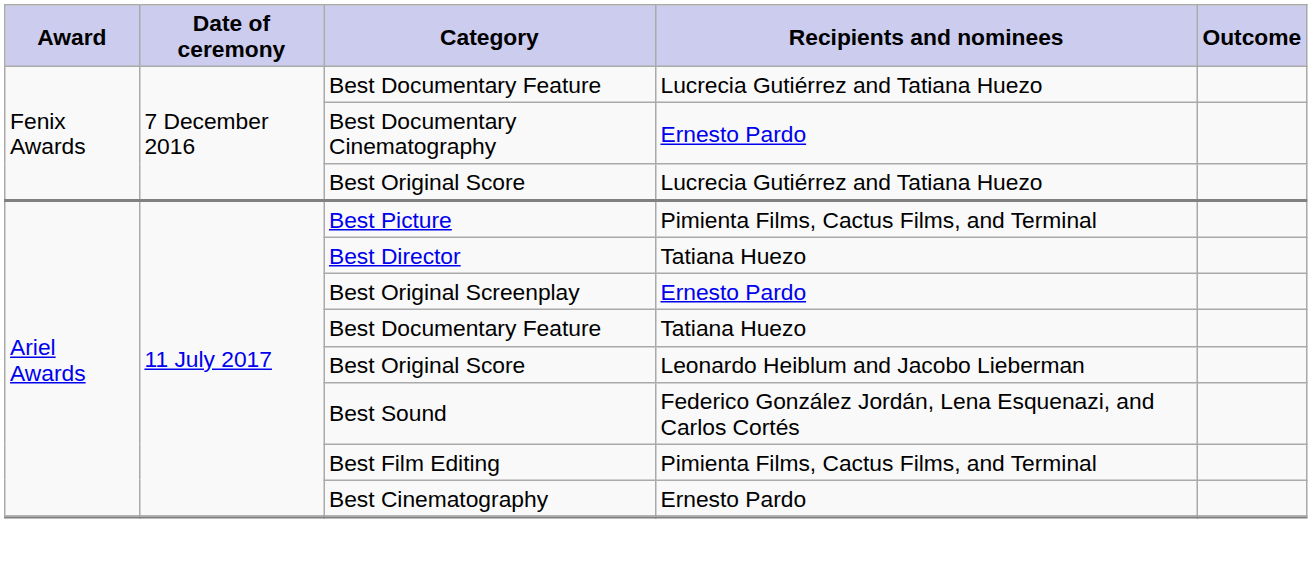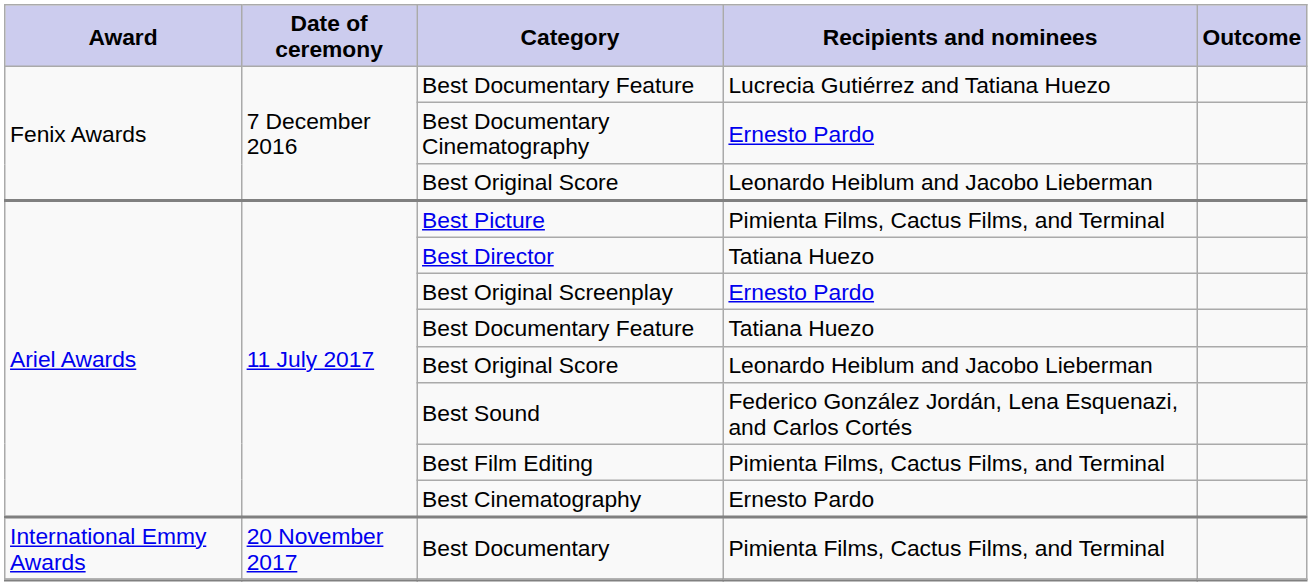(851, 182) Lucrecia Gutiérrez and Tatiana Huezo -> (941, 182) Leonardo Heiblum and Jacobo Lieberman
+ row: (108, 548)
